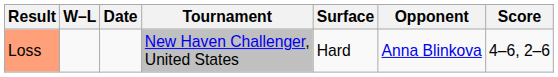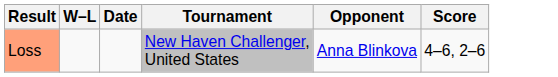- column: (346, 16)
